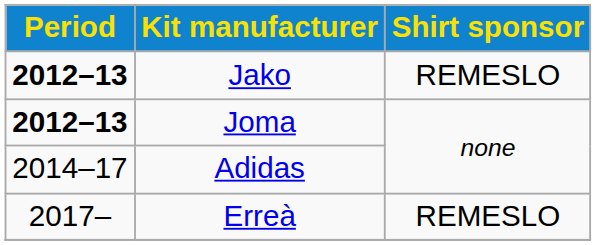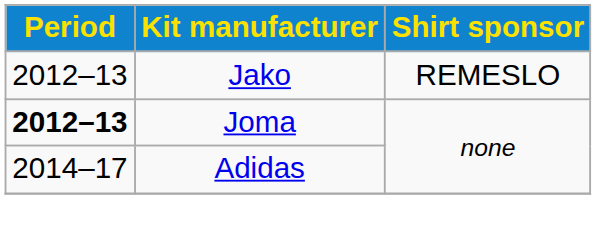(70, 74) bold -> (70, 74) normal
- row: (260, 215)
